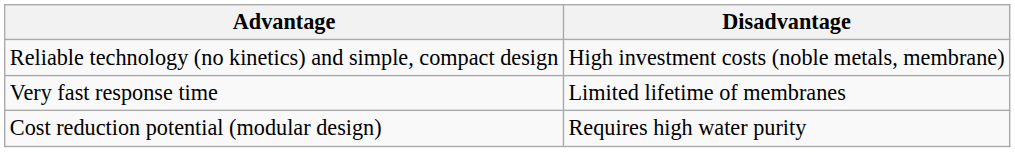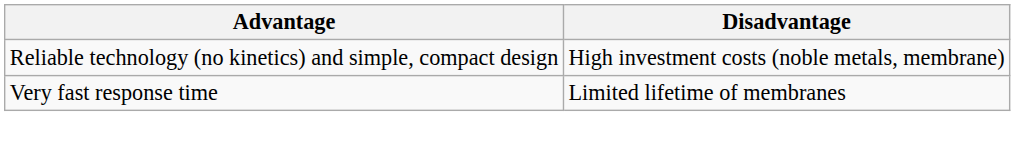- row: (196, 127)
